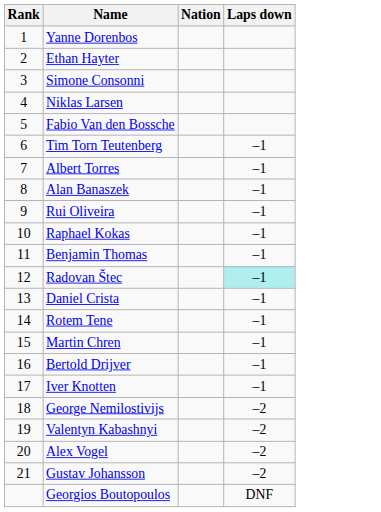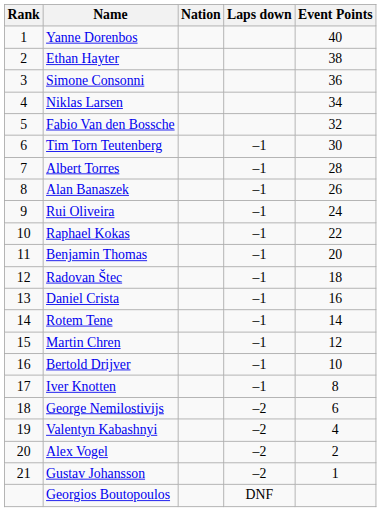+ column: (335, 15)
(259, 277) paleturquoise background -> (259, 277) no background
